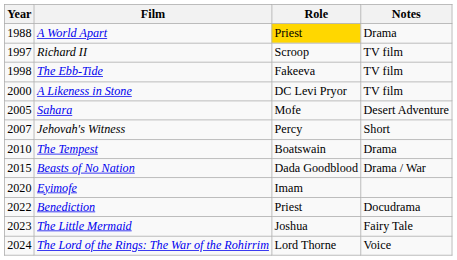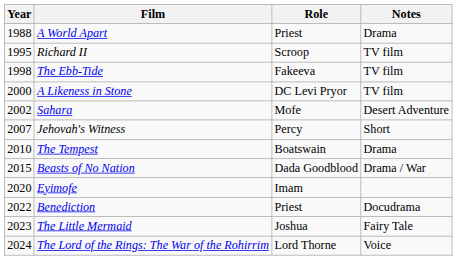(288, 33) gold background -> (288, 33) no background
(19, 52) 1997 -> (19, 52) 1995
(19, 110) 2005 -> (19, 110) 2002
